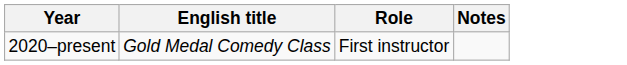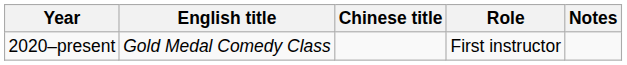+ column: (391, 18)
